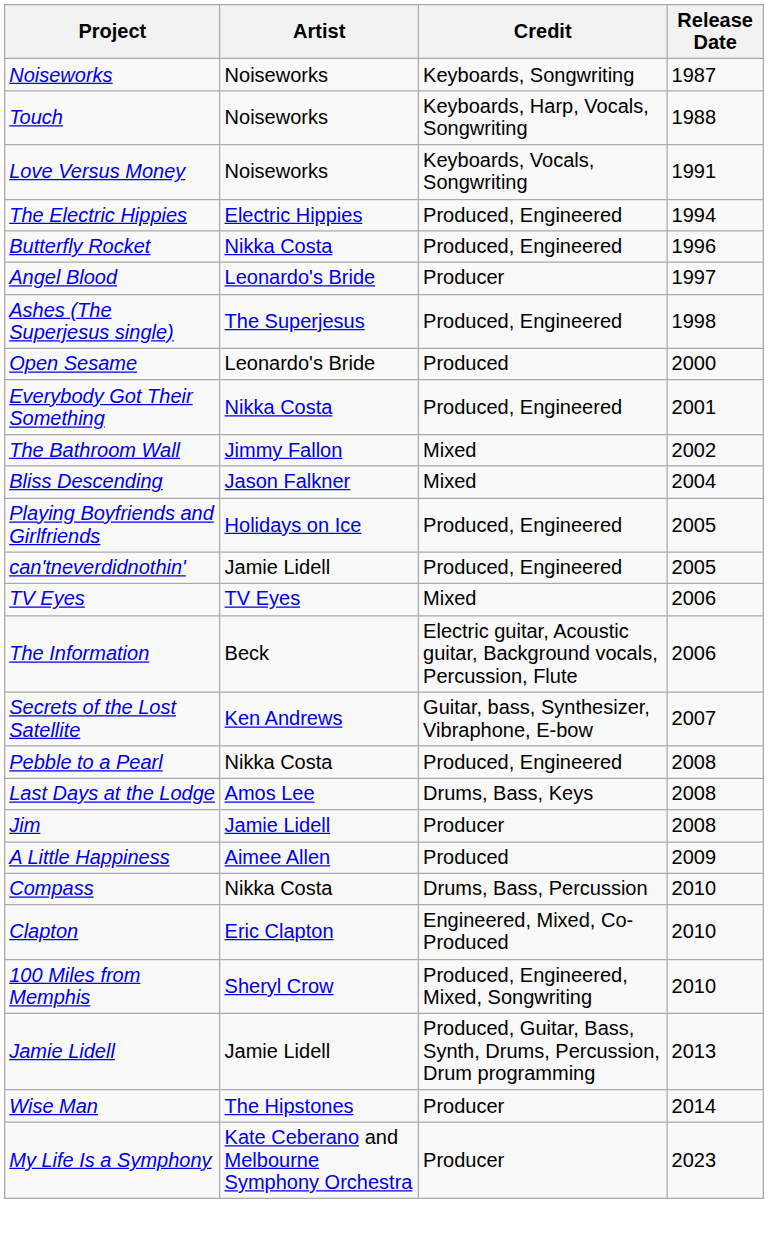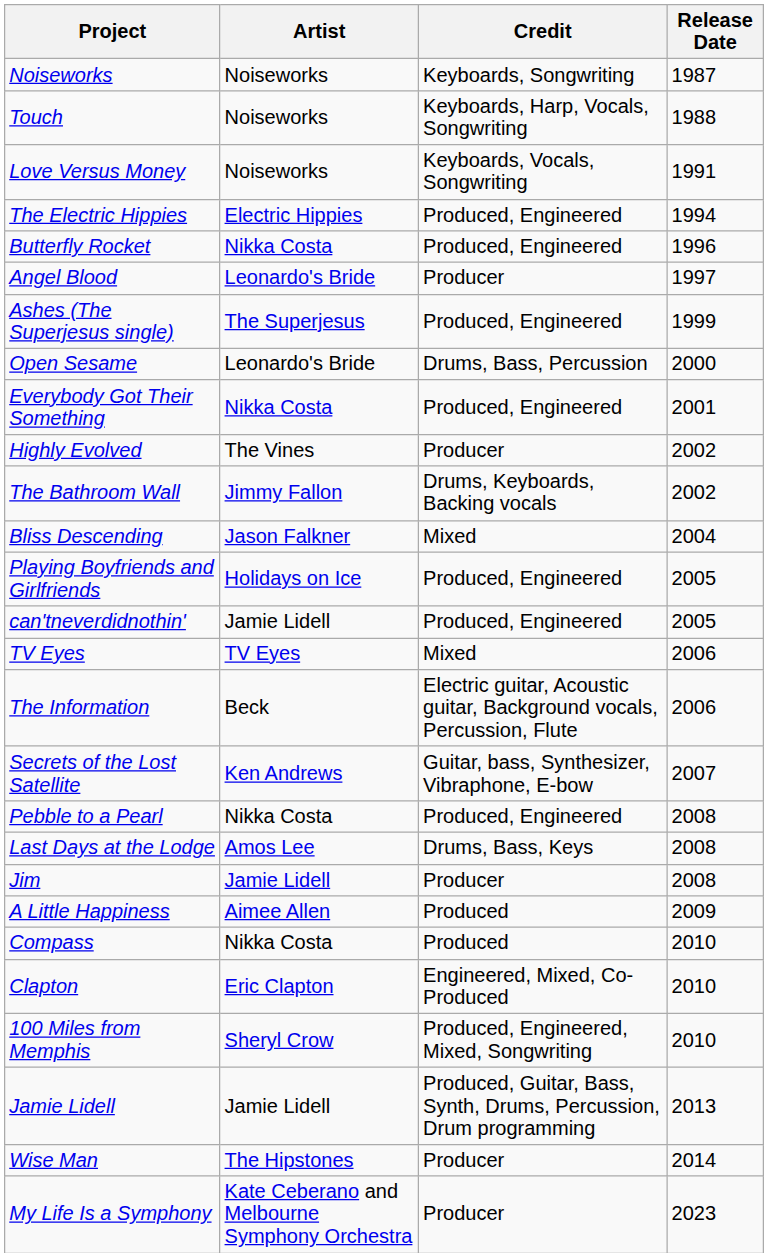(694, 321) 1998 -> (694, 321) 1999
(466, 364) Produced -> (535, 364) Drums, Bass, Percussion
+ row: (75, 450)
(450, 450) Mixed -> (509, 493) Drums, Keyboards, Backing vocals
(535, 888) Drums, Bass, Percussion -> (466, 943) Produced
